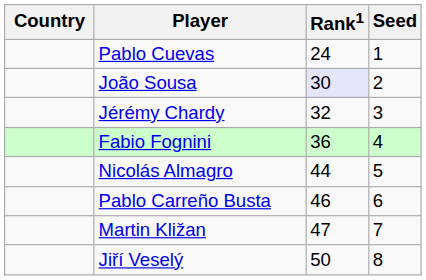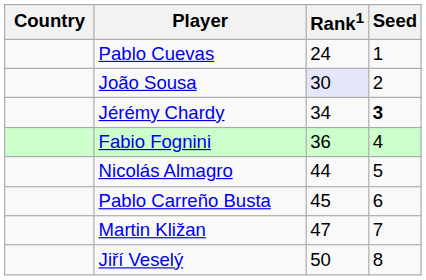(320, 112) 32 -> (320, 112) 34
(378, 112) normal -> (378, 112) bold
(320, 200) 46 -> (320, 200) 45
